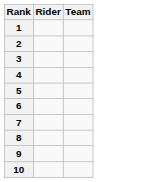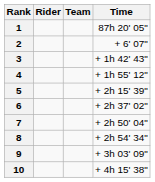+ column: (121, 12)
